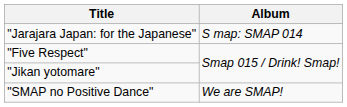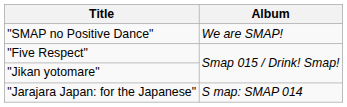rows swapped: (102, 33) <-> (80, 92)
